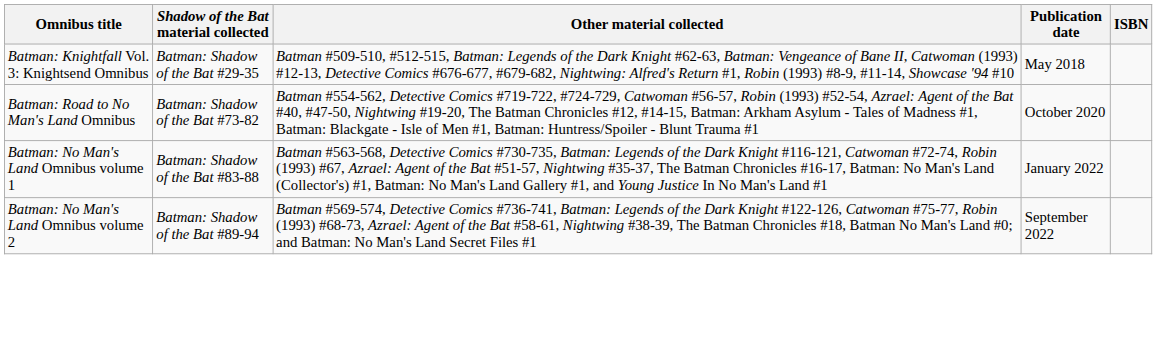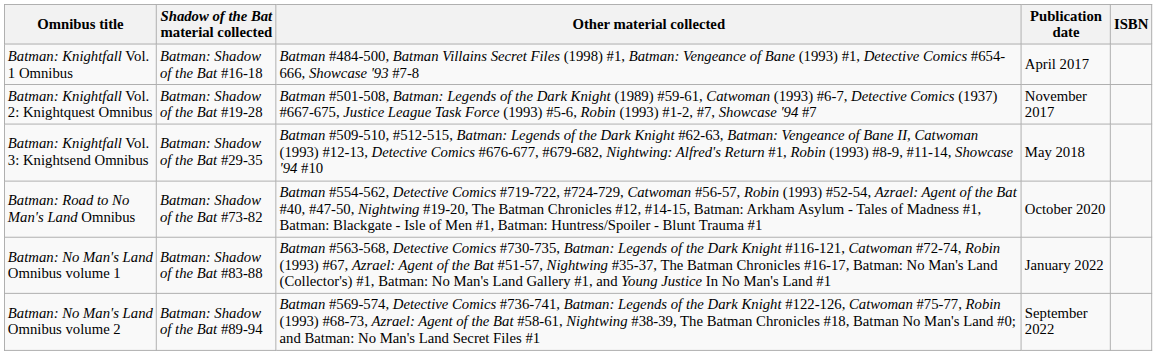+ row: (79, 64)
+ row: (80, 104)
